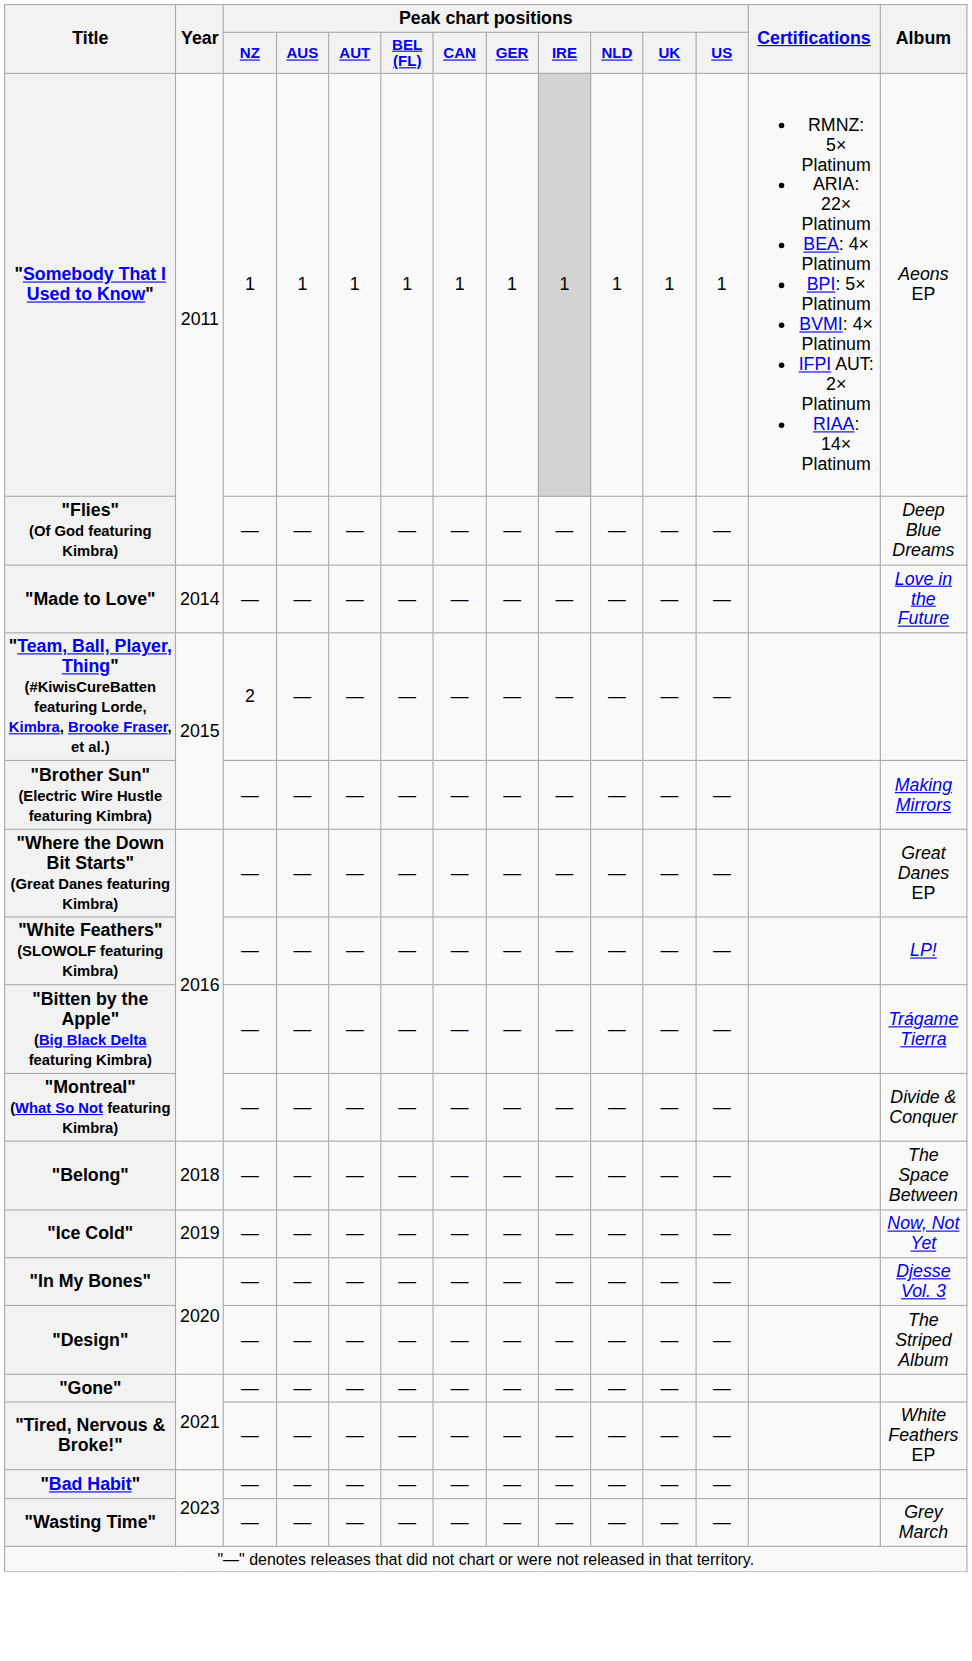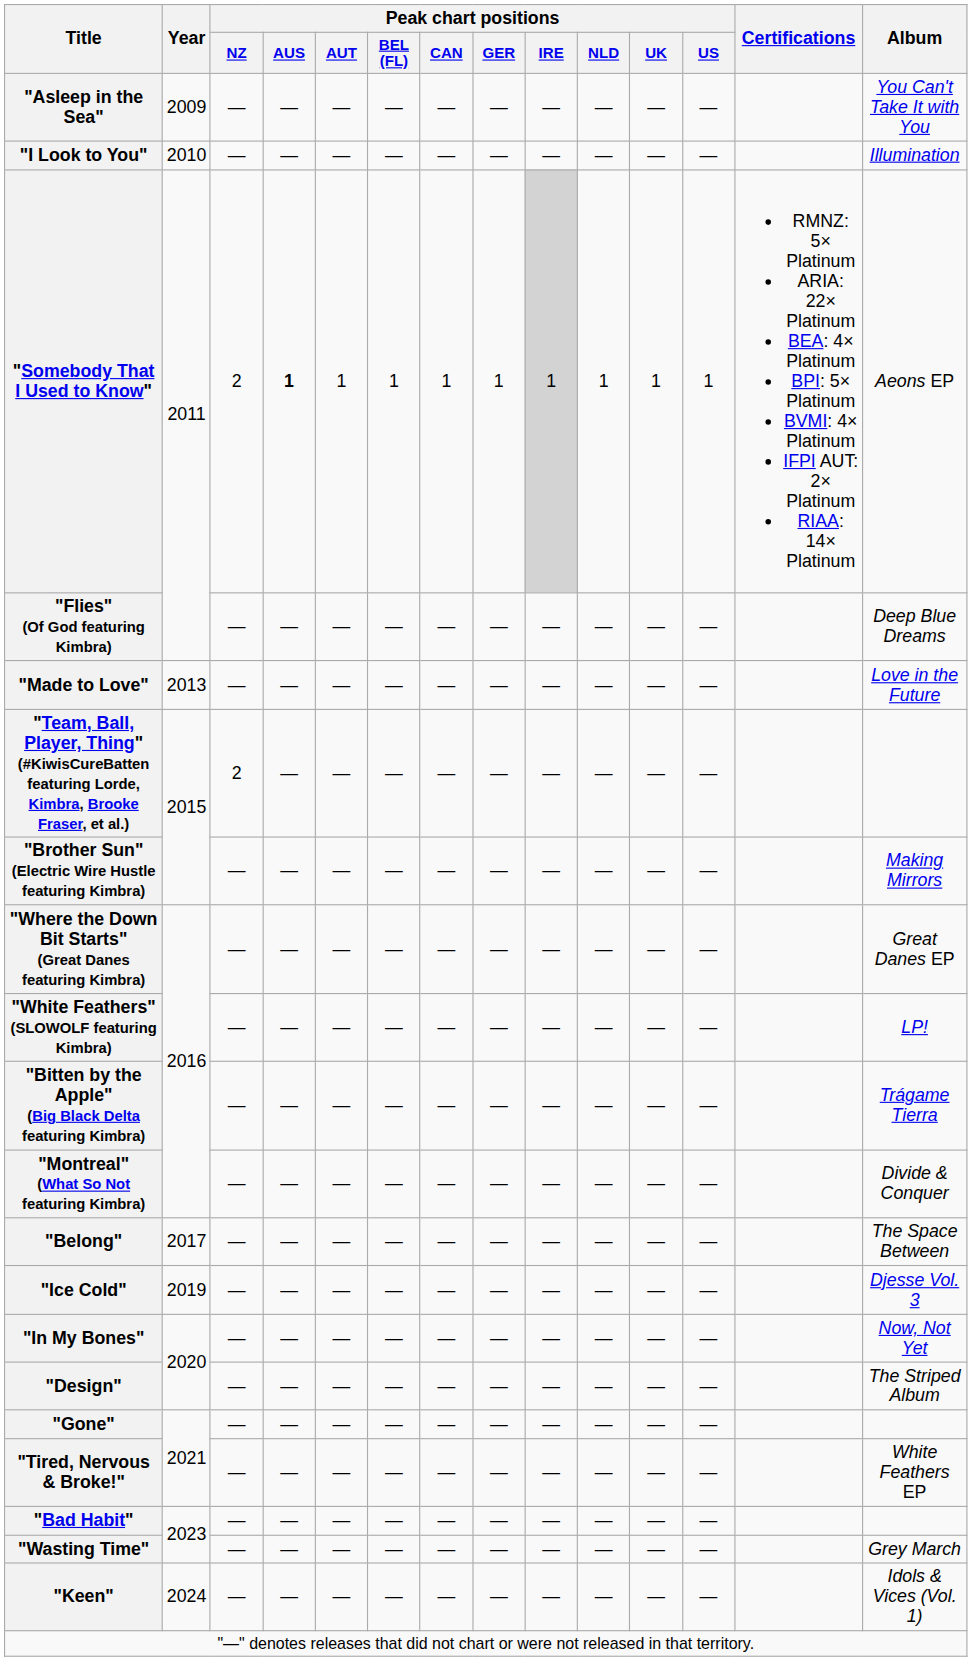+ row: (84, 107)
+ row: (84, 155)
(250, 284) 1 -> (237, 381) 2
(302, 284) normal -> (289, 381) bold
(200, 598) 2014 -> (187, 684) 2013
(200, 1175) 2018 -> (187, 1241) 2017
(923, 1233) Now, Not Yet -> (915, 1289) Djesse Vol. 3
(923, 1281) Djesse Vol. 3 -> (915, 1338) Now, Not Yet
+ row: (84, 1596)
